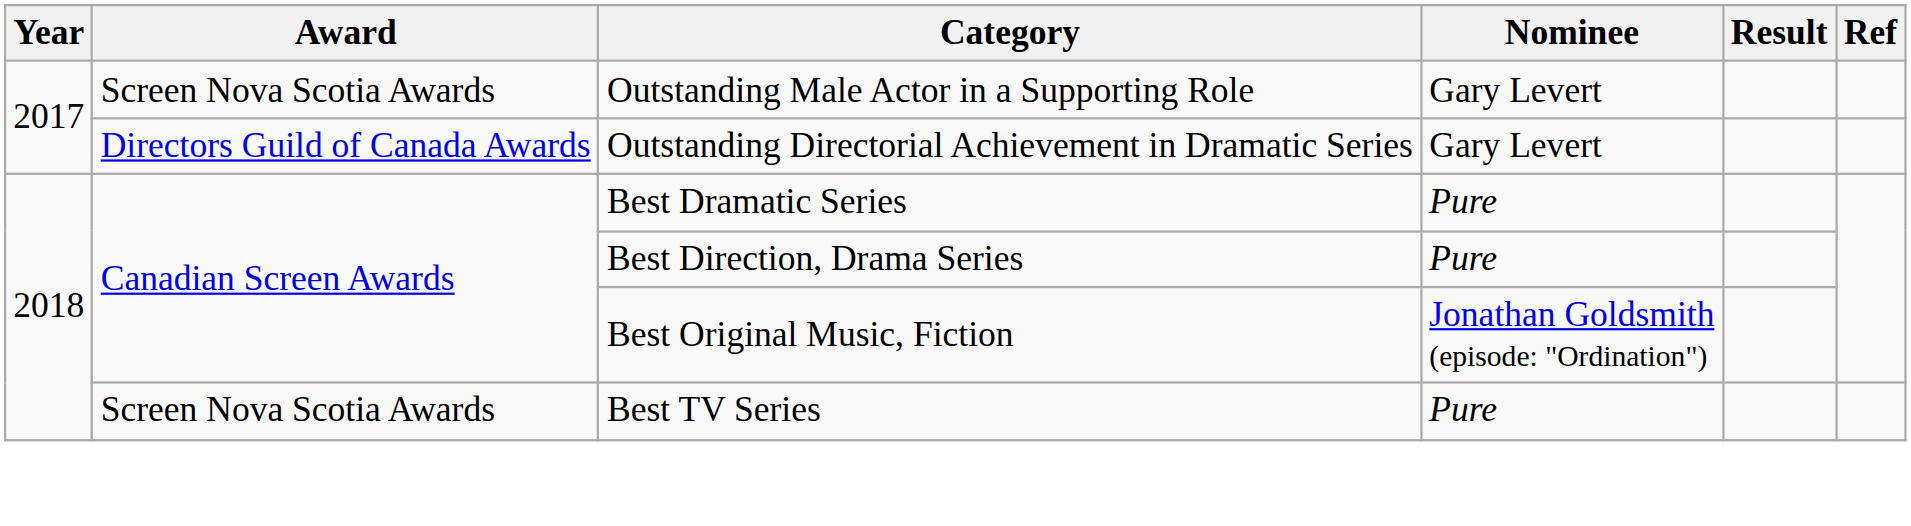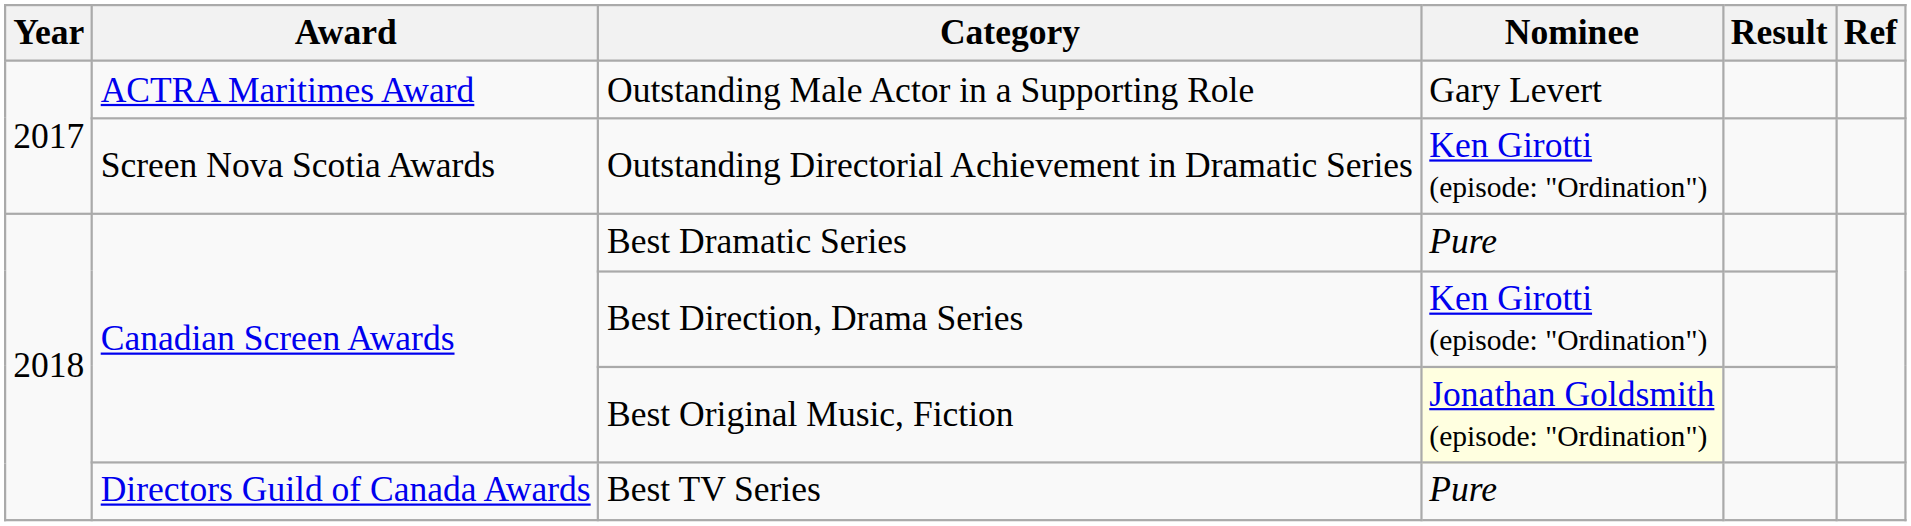(298, 88) Screen Nova Scotia Awards -> (288, 88) ACTRA Maritimes Award
(346, 145) Directors Guild of Canada Awards -> (298, 165) Screen Nova Scotia Awards
(1516, 145) Gary Levert -> (1568, 165) Ken Girotti (episode: "Ordination")
(1463, 257) Pure -> (1568, 317) Ken Girotti (episode: "Ordination")
(1572, 334) no background -> (1572, 414) lightyellow background
(298, 410) Screen Nova Scotia Awards -> (346, 490) Directors Guild of Canada Awards
